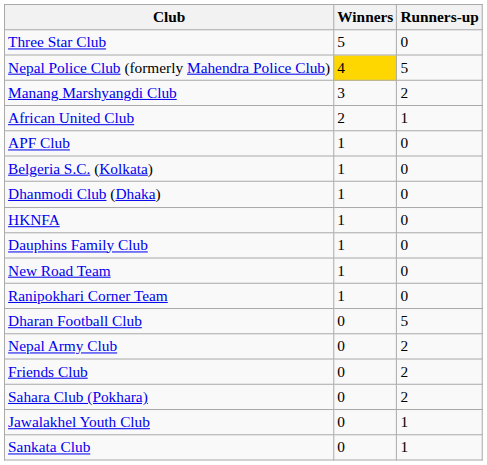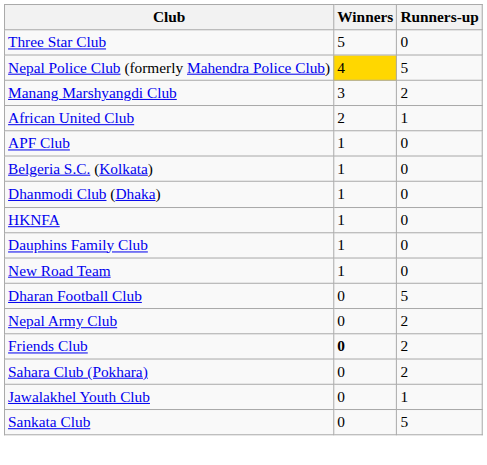- row: (88, 295)
(341, 371) normal -> (341, 346) bold
(404, 447) 1 -> (404, 422) 5
